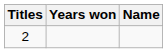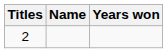columns swapped: (141, 15) <-> (83, 15)
